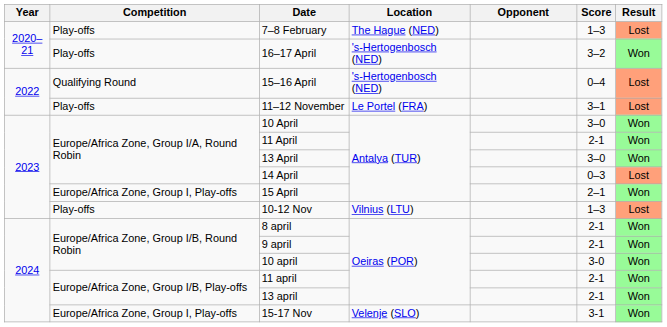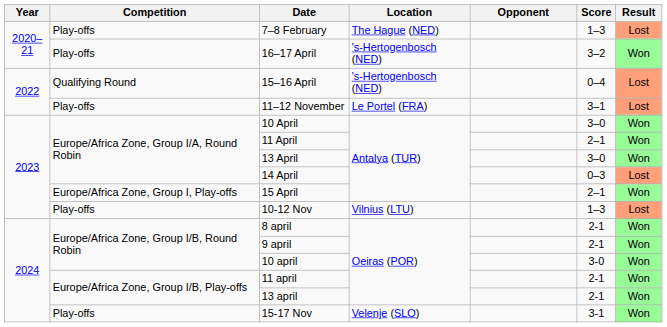(596, 141) 2-1 -> (596, 141) 2–1
(145, 313) Europe/Africa Zone, Group I, Play-offs -> (74, 313) Play-offs
